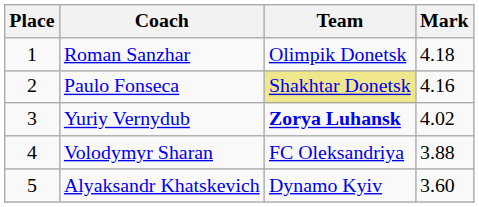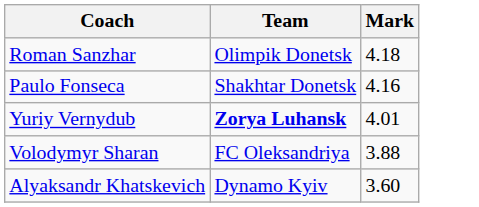- column: (32, 21)
(340, 86) khaki background -> (285, 86) no background
(437, 119) 4.02 -> (383, 119) 4.01
